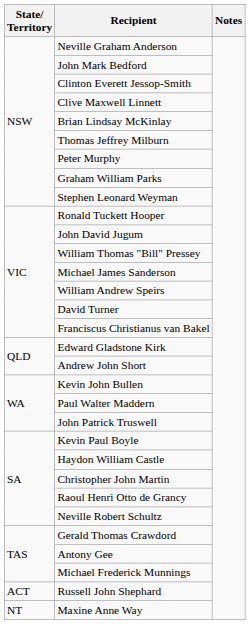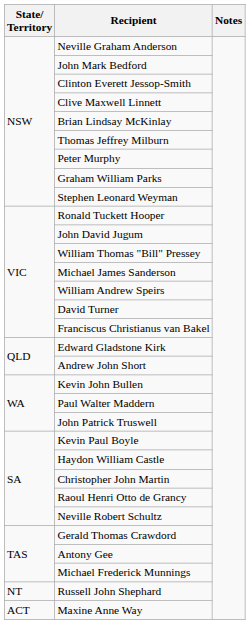(18, 591) ACT -> (15, 591) NT
(15, 610) NT -> (18, 610) ACT
